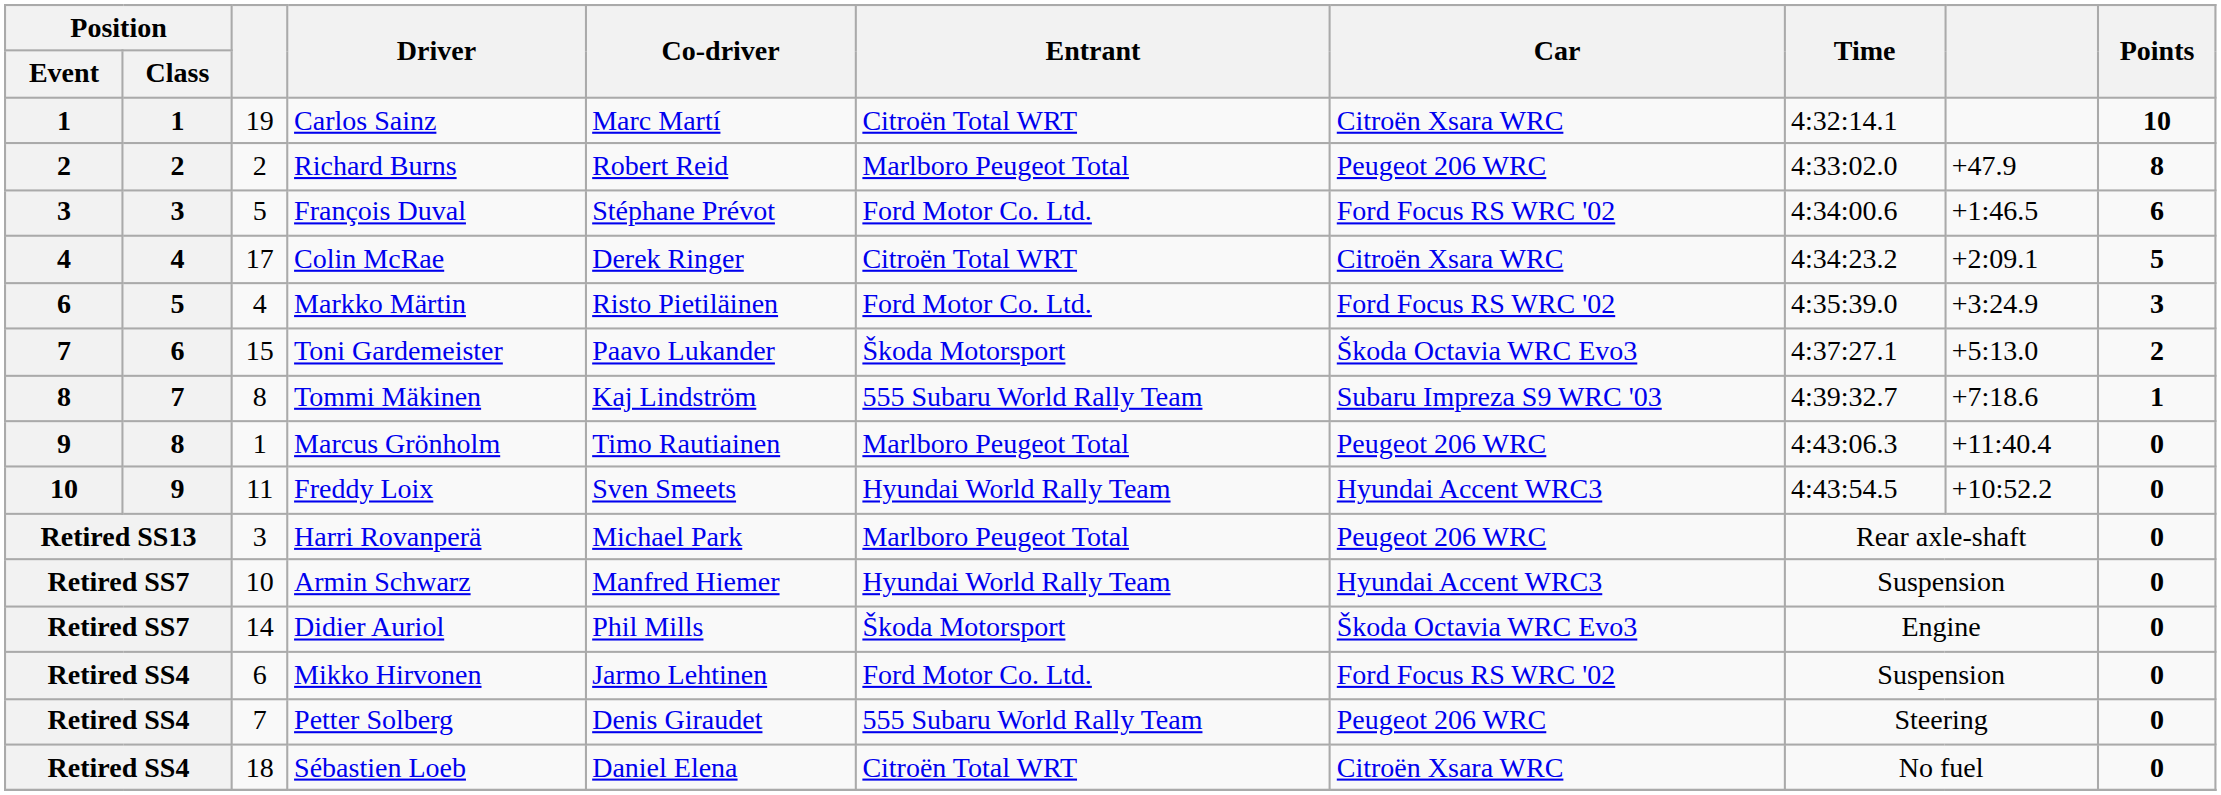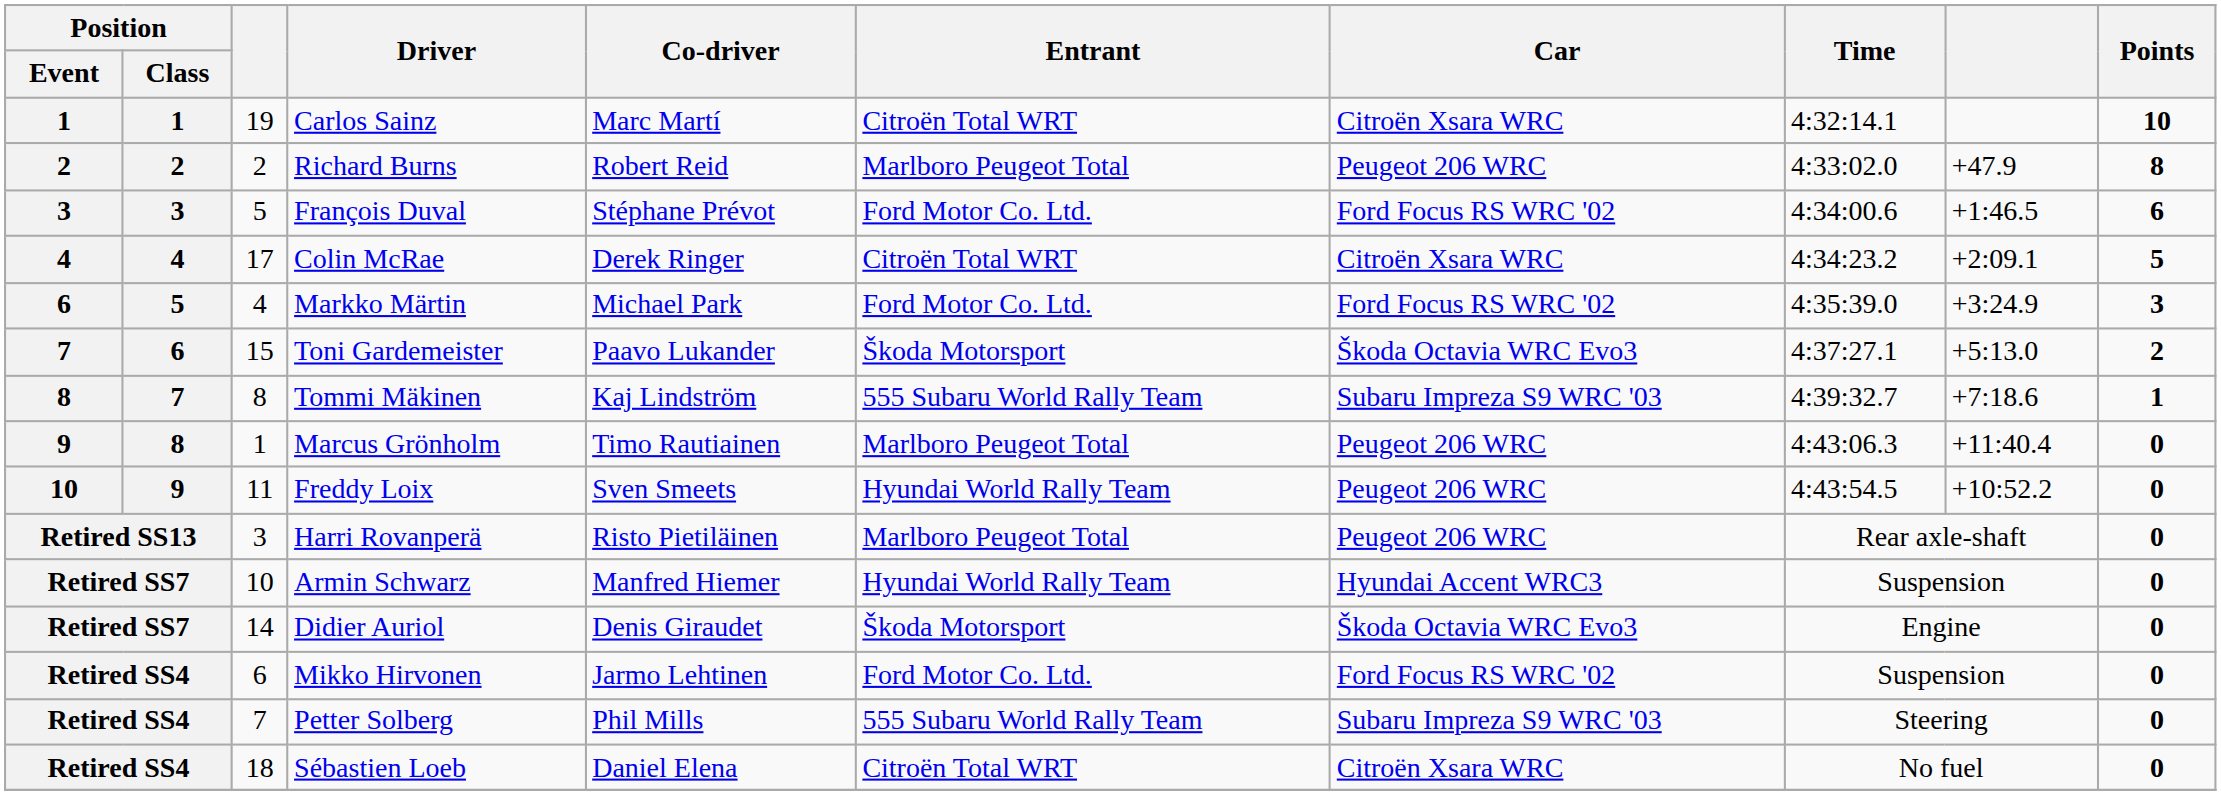(685, 304) Risto Pietiläinen -> (667, 304) Michael Park
(1470, 489) Hyundai Accent WRC3 -> (1442, 489) Peugeot 206 WRC
(667, 535) Michael Park -> (685, 535) Risto Pietiläinen
(648, 628) Phil Mills -> (677, 628) Denis Giraudet
(677, 720) Denis Giraudet -> (648, 720) Phil Mills
(1442, 720) Peugeot 206 WRC -> (1499, 720) Subaru Impreza S9 WRC '03
